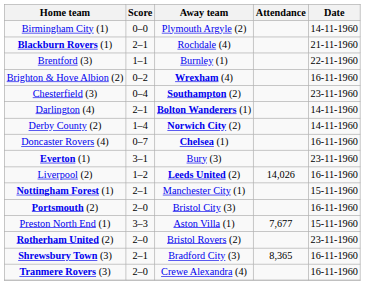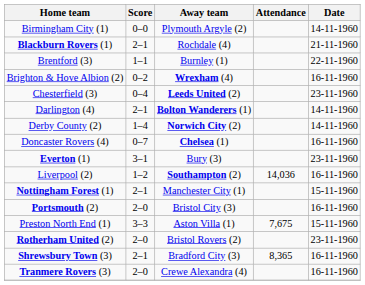(204, 93) Southampton (2) -> (204, 93) Leeds United (2)
(204, 175) Leeds United (2) -> (204, 175) Southampton (2)
(281, 175) 14,026 -> (281, 175) 14,036
(281, 223) 7,677 -> (281, 223) 7,675
